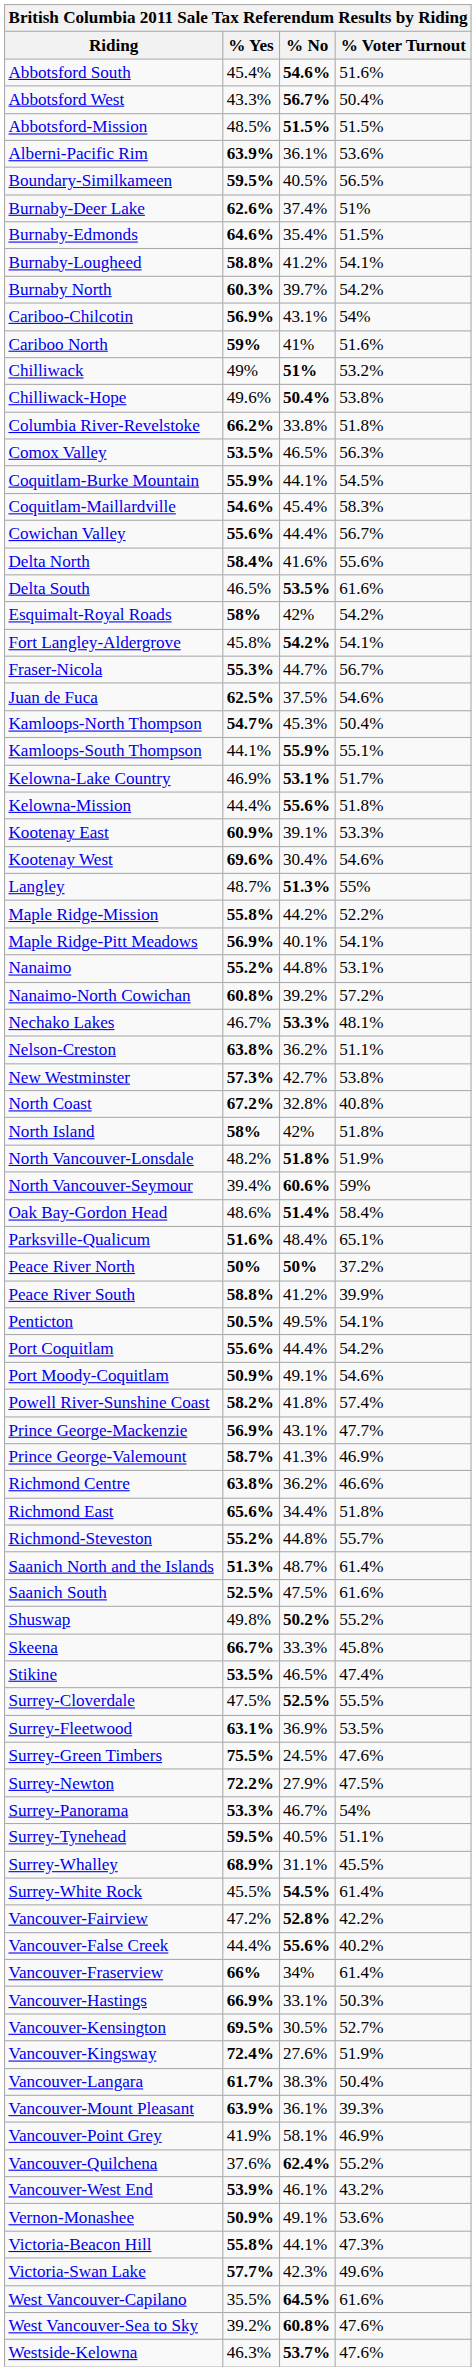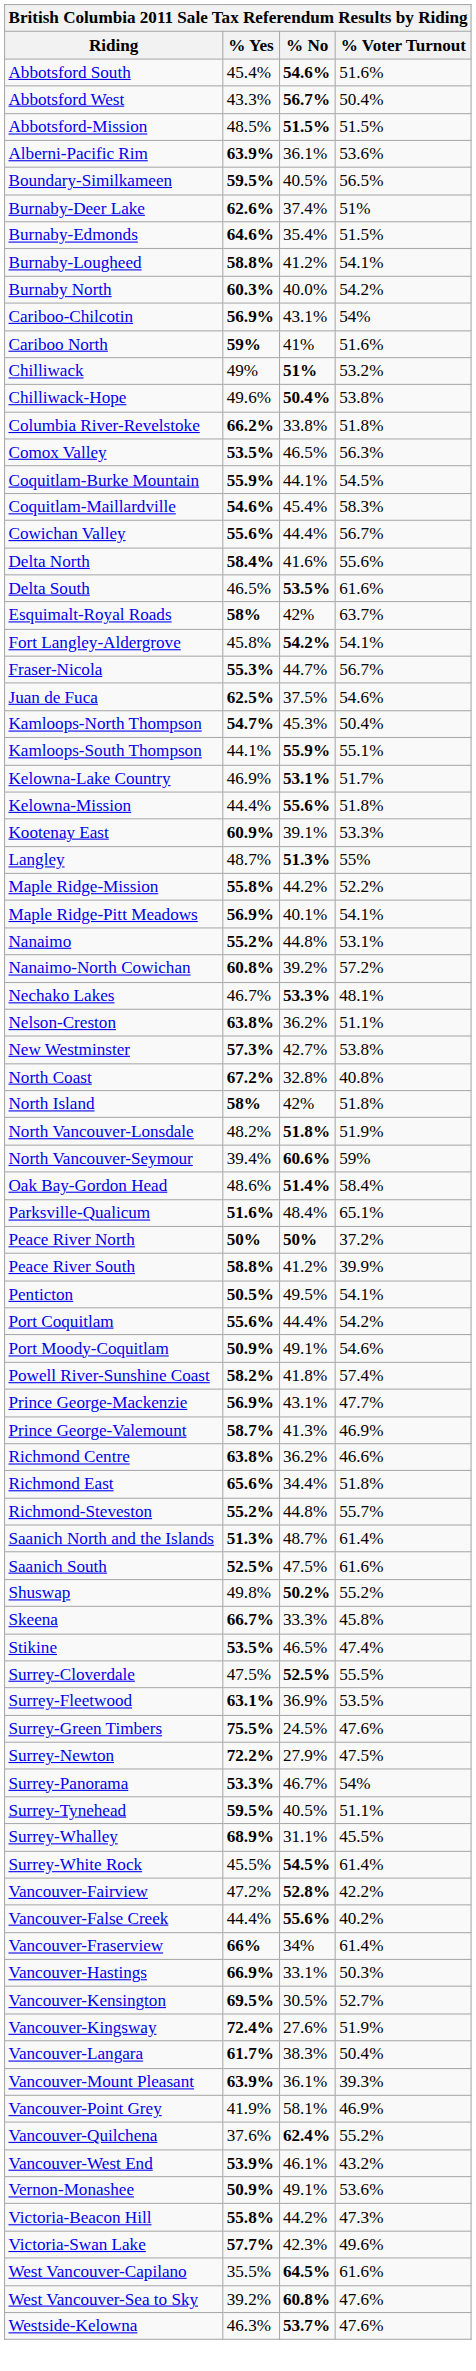(305, 289) 39.7% -> (305, 289) 40.0%
(361, 615) 54.2% -> (361, 615) 63.7%
- row: (61, 859)
(305, 2244) 44.1% -> (305, 2217) 44.2%
